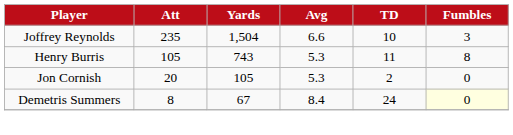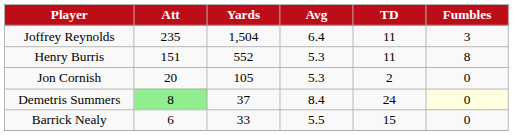(316, 36) 6.6 -> (316, 36) 6.4
(389, 36) 10 -> (389, 36) 11
(171, 57) 105 -> (171, 57) 151
(243, 57) 743 -> (243, 57) 552
(171, 99) no background -> (171, 99) lightgreen background
(243, 99) 67 -> (243, 99) 37
+ row: (69, 120)
